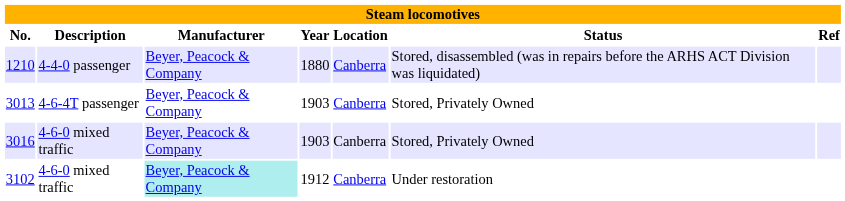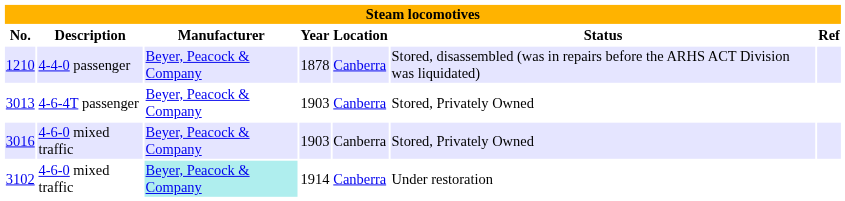(315, 64) 1880 -> (315, 64) 1878
(315, 178) 1912 -> (315, 178) 1914
